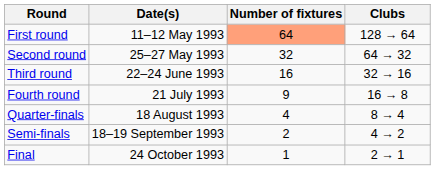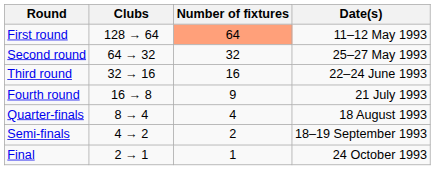columns swapped: (158, 14) <-> (388, 14)
